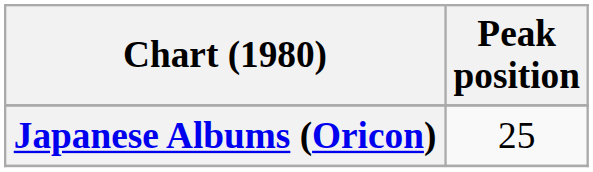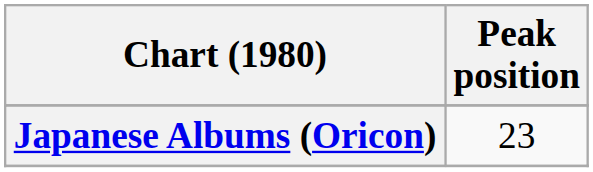(517, 135) 25 -> (517, 135) 23
